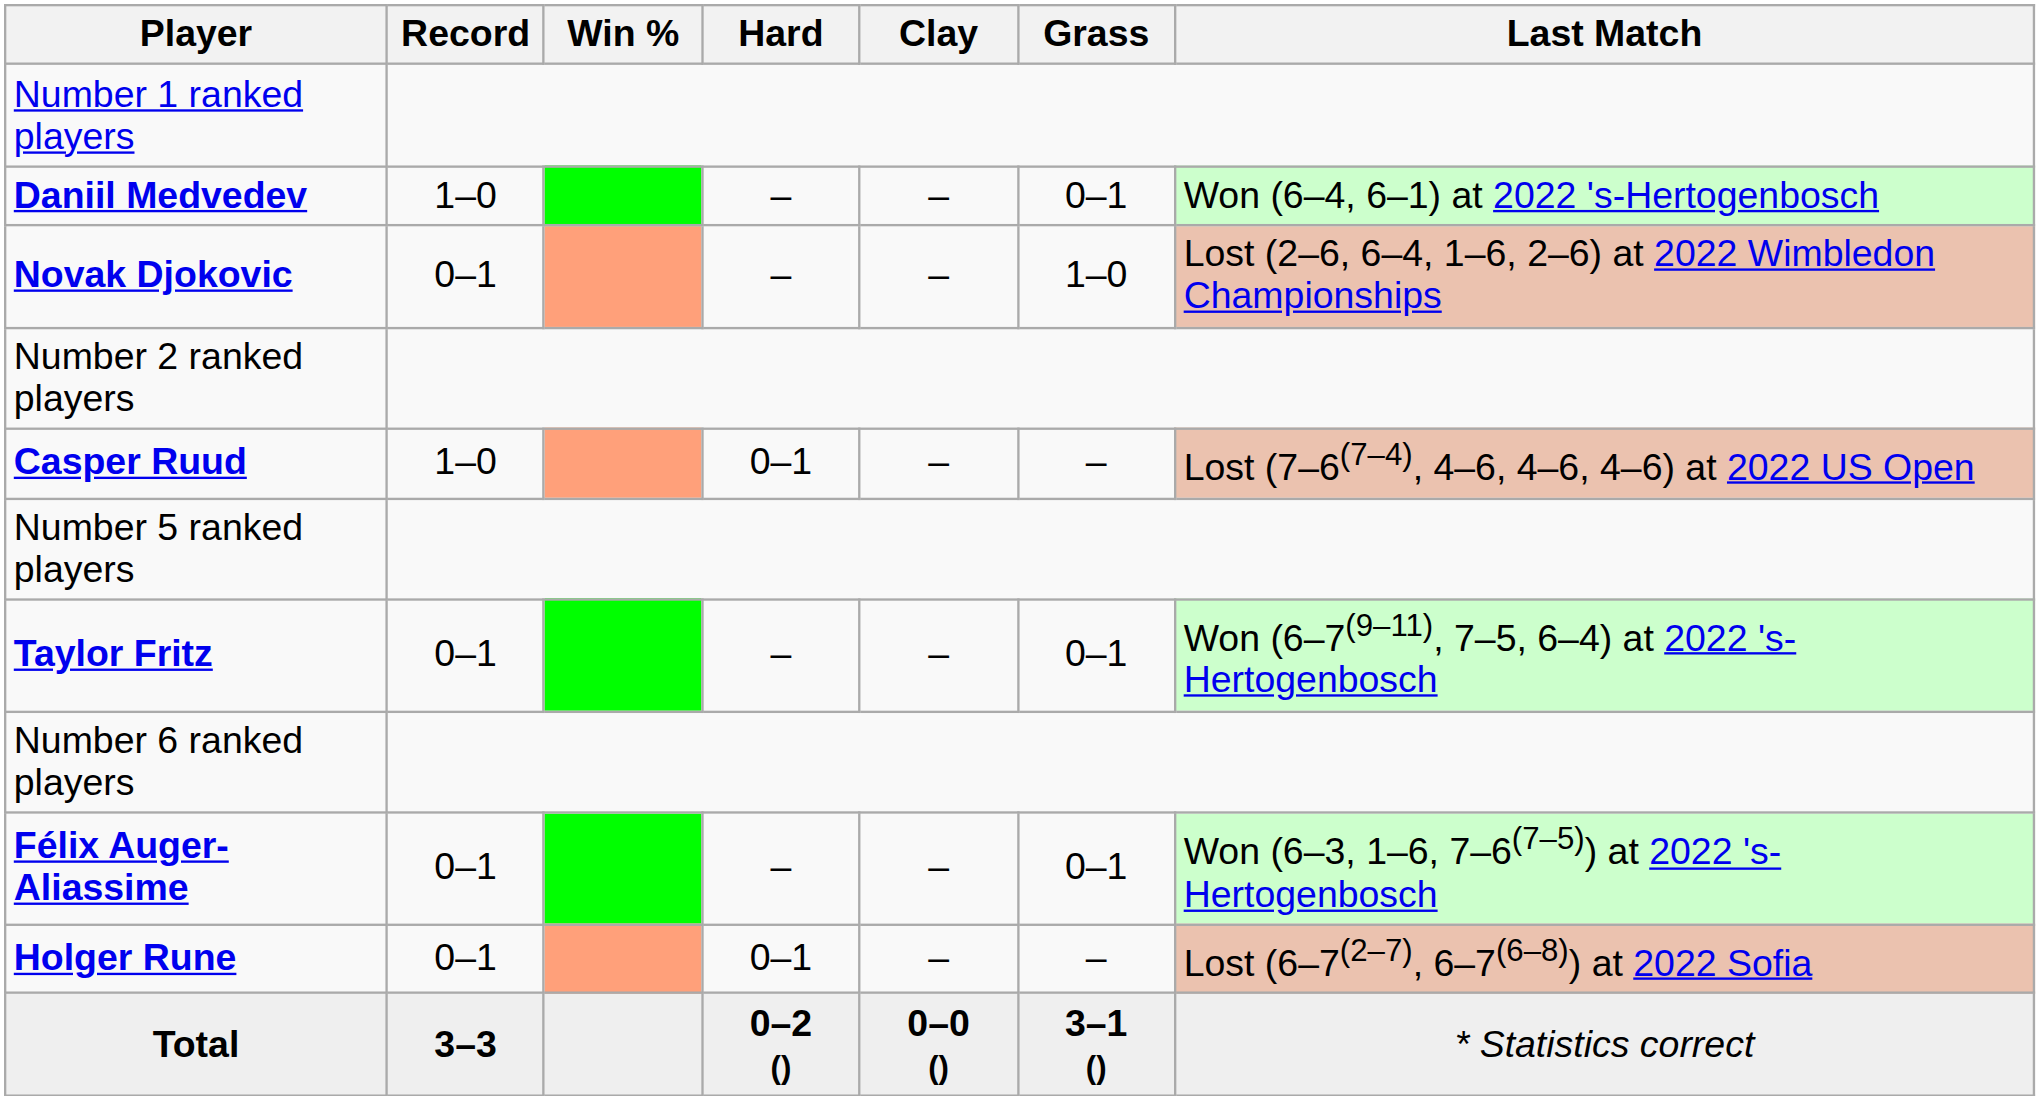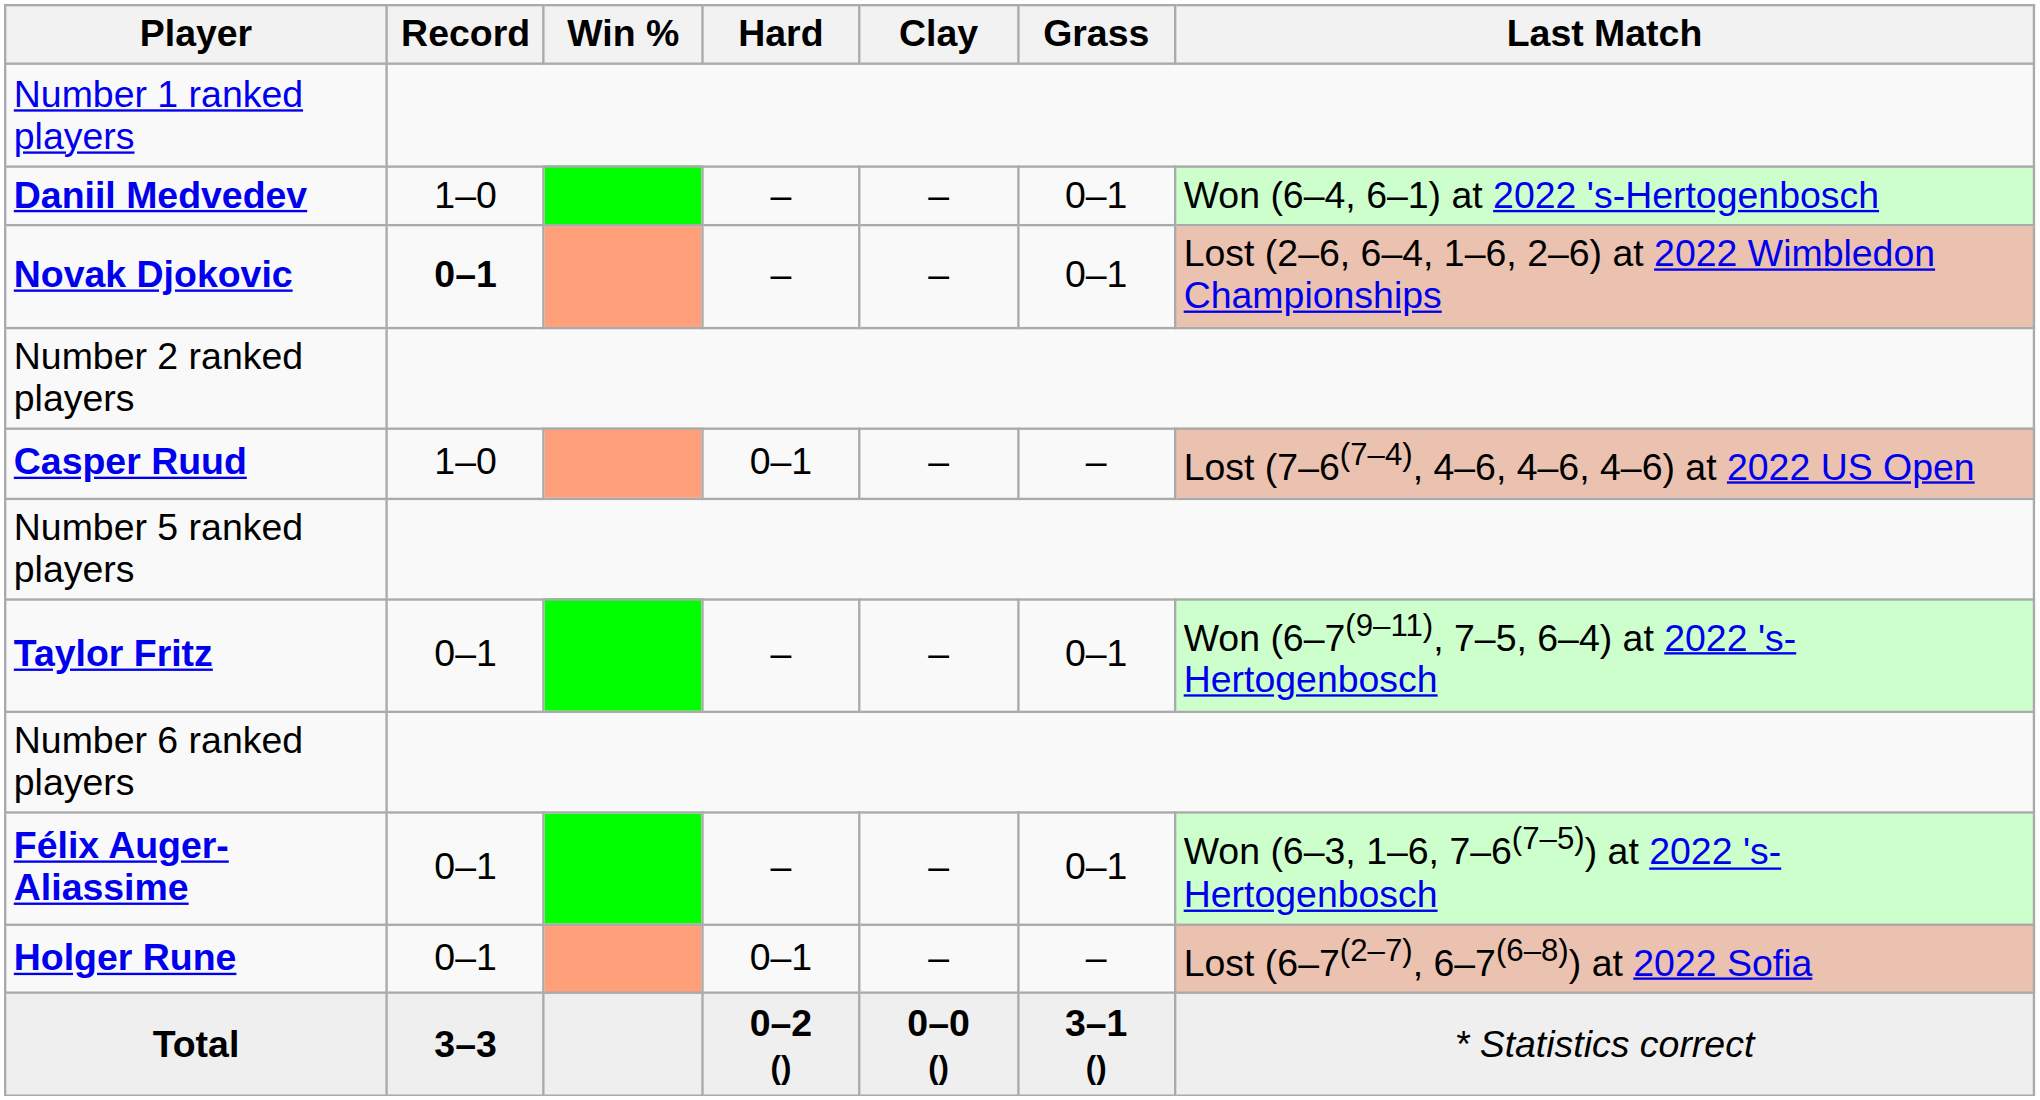(466, 275) normal -> (466, 275) bold
(1096, 275) 1–0 -> (1096, 275) 0–1
